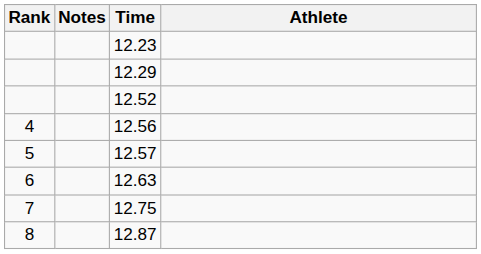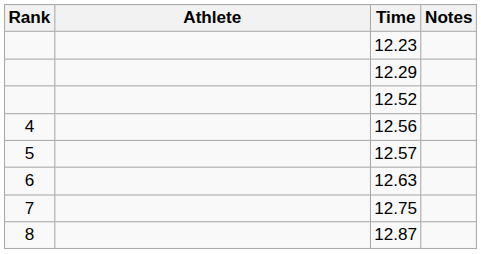columns swapped: (319, 18) <-> (82, 18)
